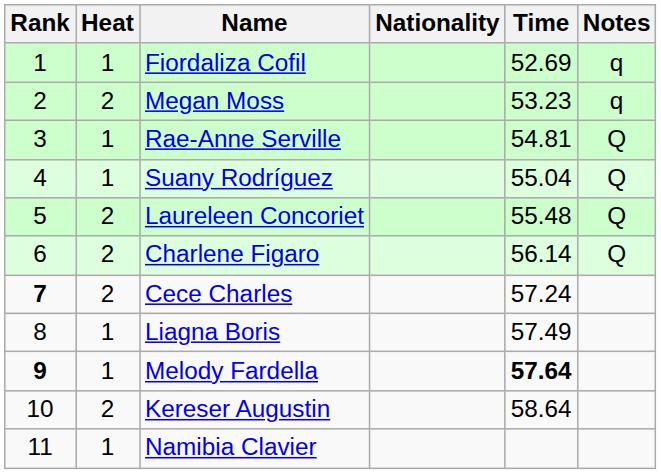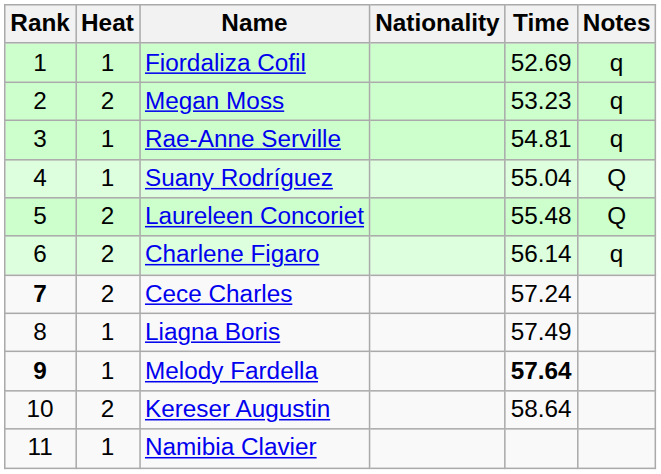(617, 139) Q -> (617, 139) q
(617, 255) Q -> (617, 255) q
